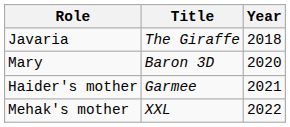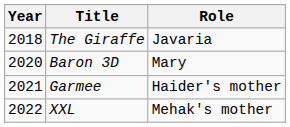columns swapped: (264, 16) <-> (73, 16)
